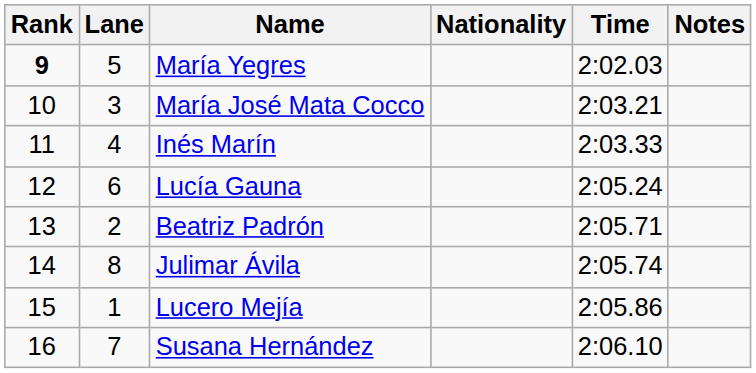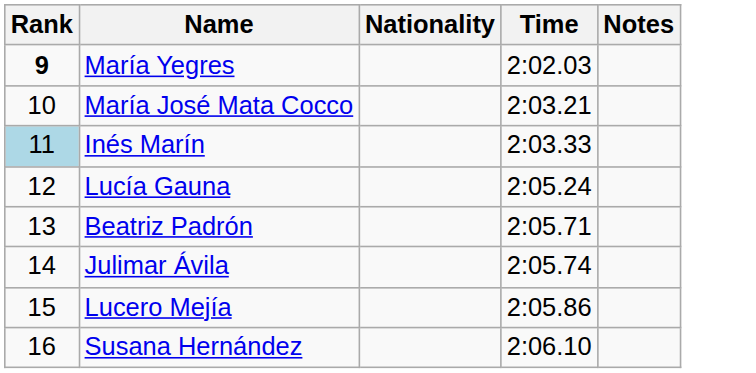- column: (114, 24)
(42, 145) no background -> (42, 145) lightblue background
